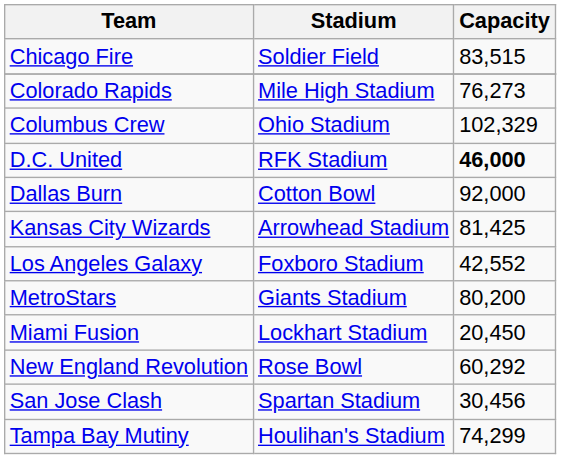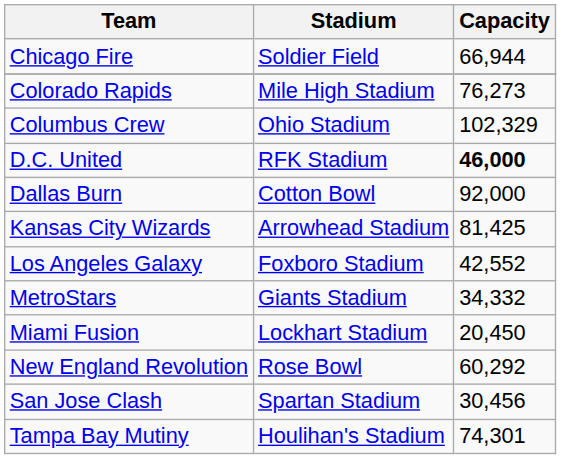(492, 56) 83,515 -> (492, 56) 66,944
(492, 297) 80,200 -> (492, 297) 34,332
(492, 435) 74,299 -> (492, 435) 74,301
